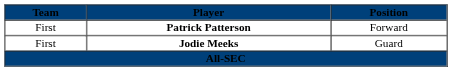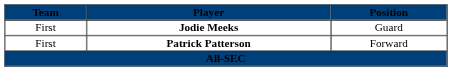rows swapped: (209, 43) <-> (209, 27)
